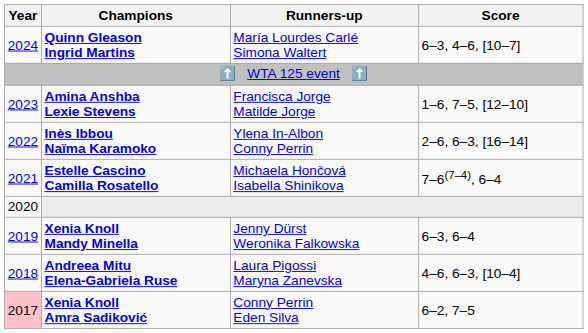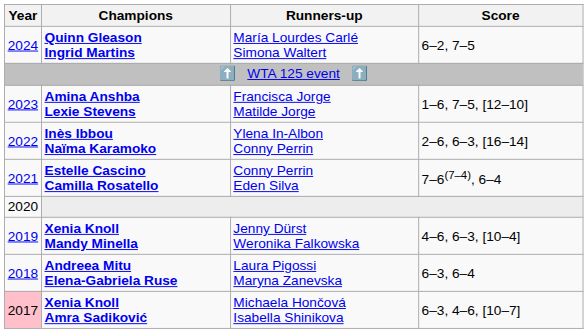(471, 45) 6–3, 4–6, [10–7] -> (448, 45) 6–2, 7–5
(290, 178) Michaela Hončová Isabella Shinikova -> (273, 178) Conny Perrin Eden Silva
(448, 236) 6–3, 6–4 -> (471, 236) 4–6, 6–3, [10–4]
(471, 273) 4–6, 6–3, [10–4] -> (448, 273) 6–3, 6–4
(273, 310) Conny Perrin Eden Silva -> (290, 310) Michaela Hončová Isabella Shinikova
(448, 310) 6–2, 7–5 -> (471, 310) 6–3, 4–6, [10–7]
